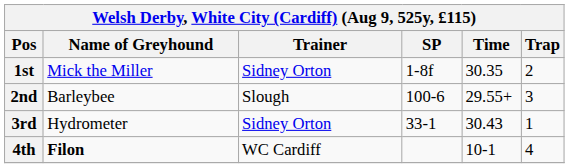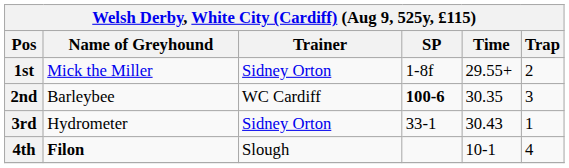(484, 70) 30.35 -> (489, 70) 29.55+
(266, 96) Slough -> (281, 96) WC Cardiff
(425, 96) normal -> (425, 96) bold
(489, 96) 29.55+ -> (484, 96) 30.35
(281, 149) WC Cardiff -> (266, 149) Slough
